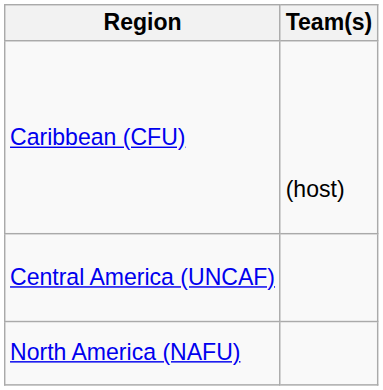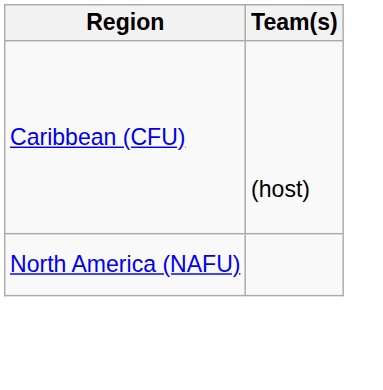- row: (143, 277)
